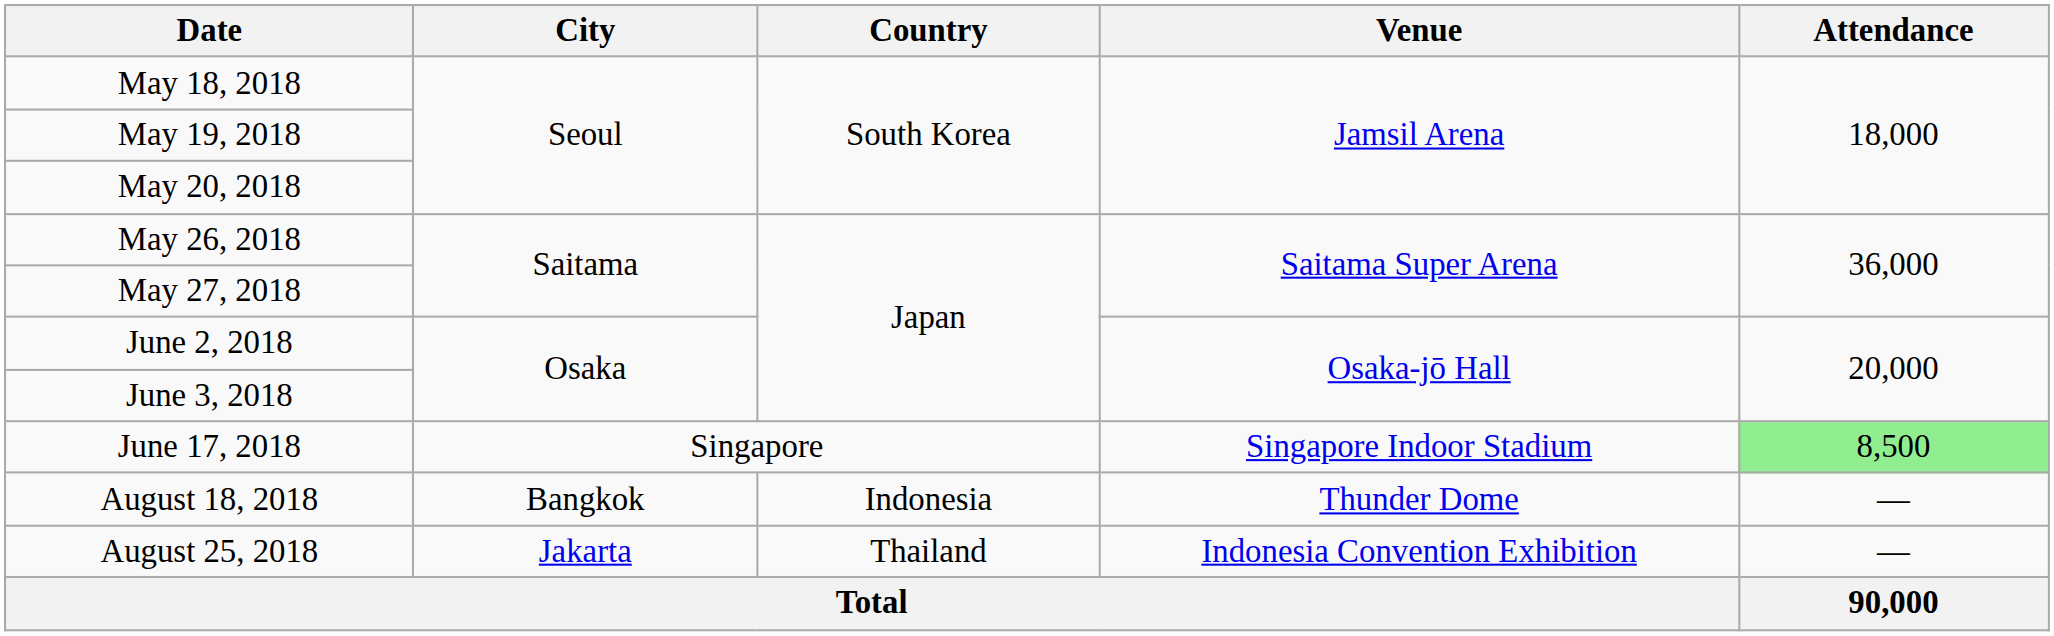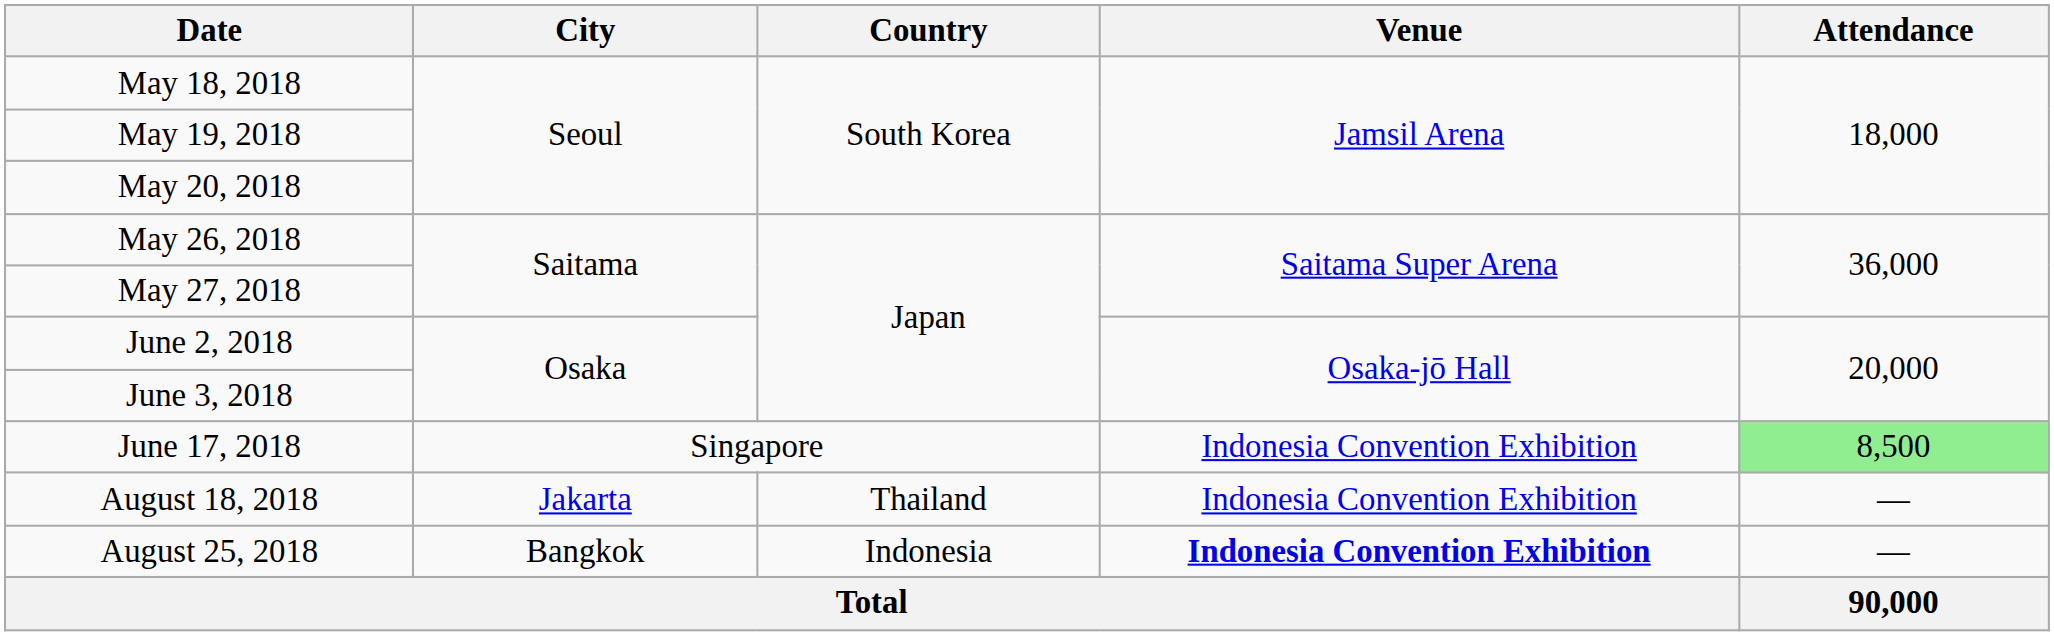(1419, 446) Singapore Indoor Stadium -> (1419, 446) Indonesia Convention Exhibition
(585, 498) Bangkok -> (585, 498) Jakarta
(928, 498) Indonesia -> (928, 498) Thailand
(1419, 498) Thunder Dome -> (1419, 498) Indonesia Convention Exhibition
(585, 550) Jakarta -> (585, 550) Bangkok
(928, 550) Thailand -> (928, 550) Indonesia
(1419, 550) normal -> (1419, 550) bold
